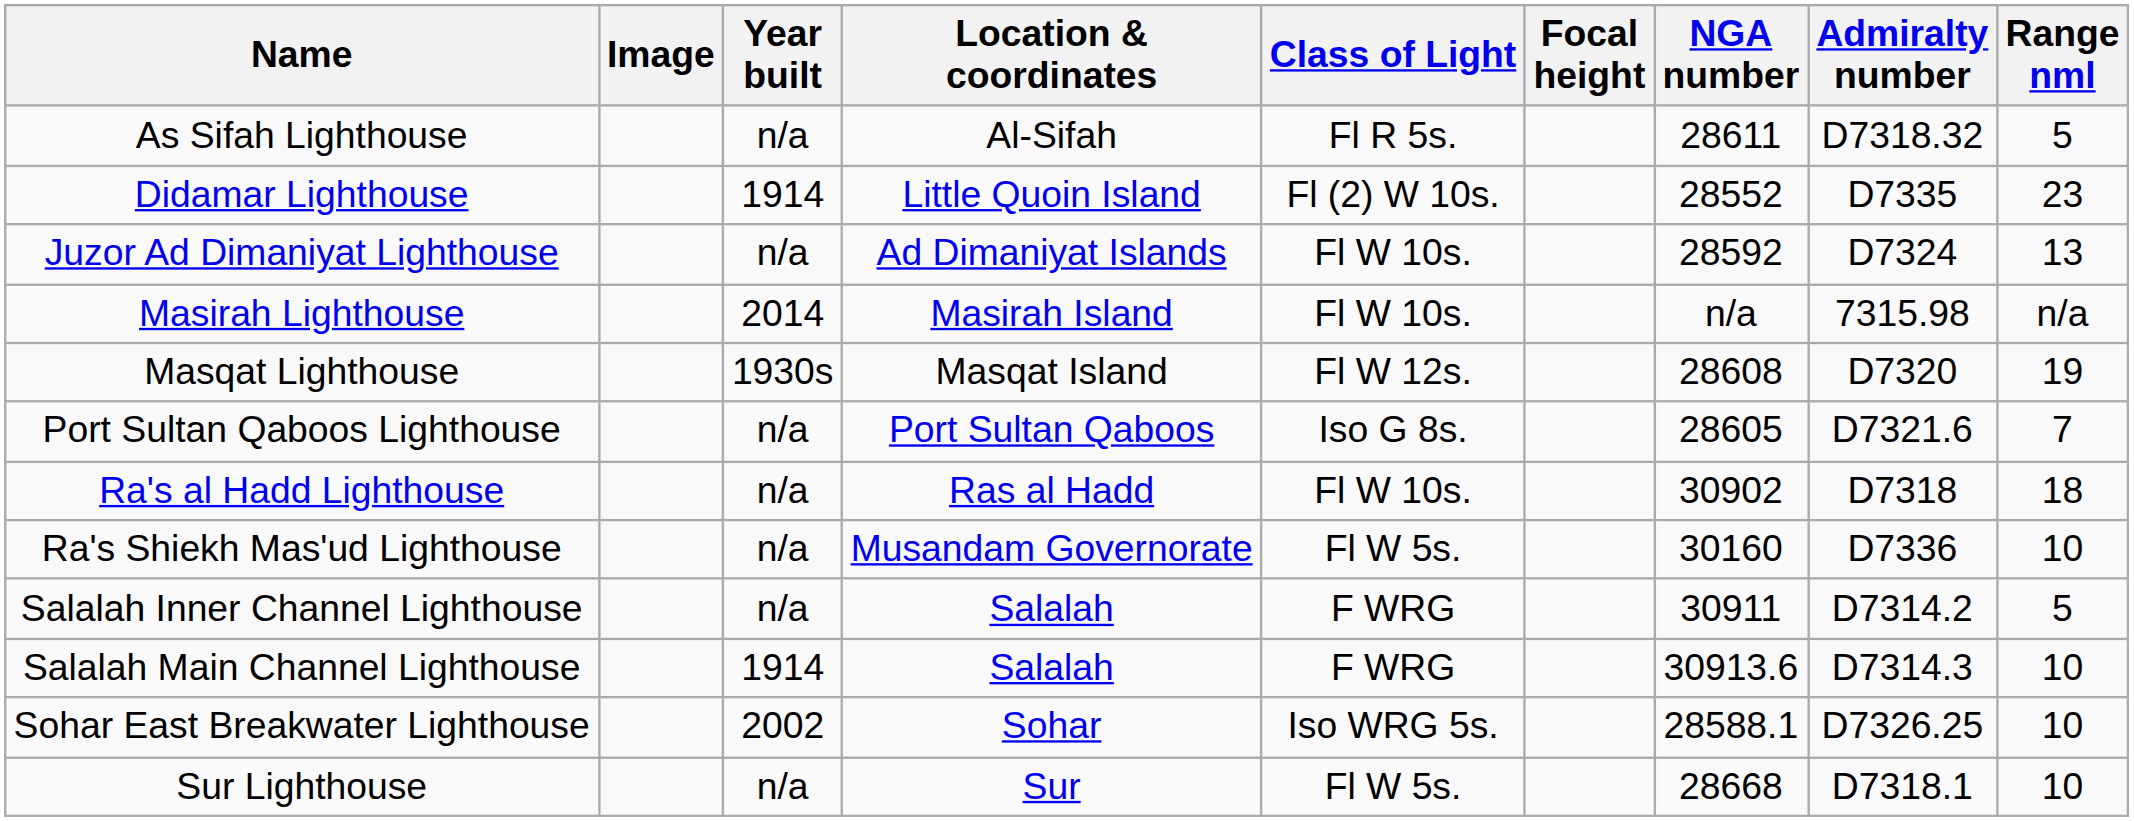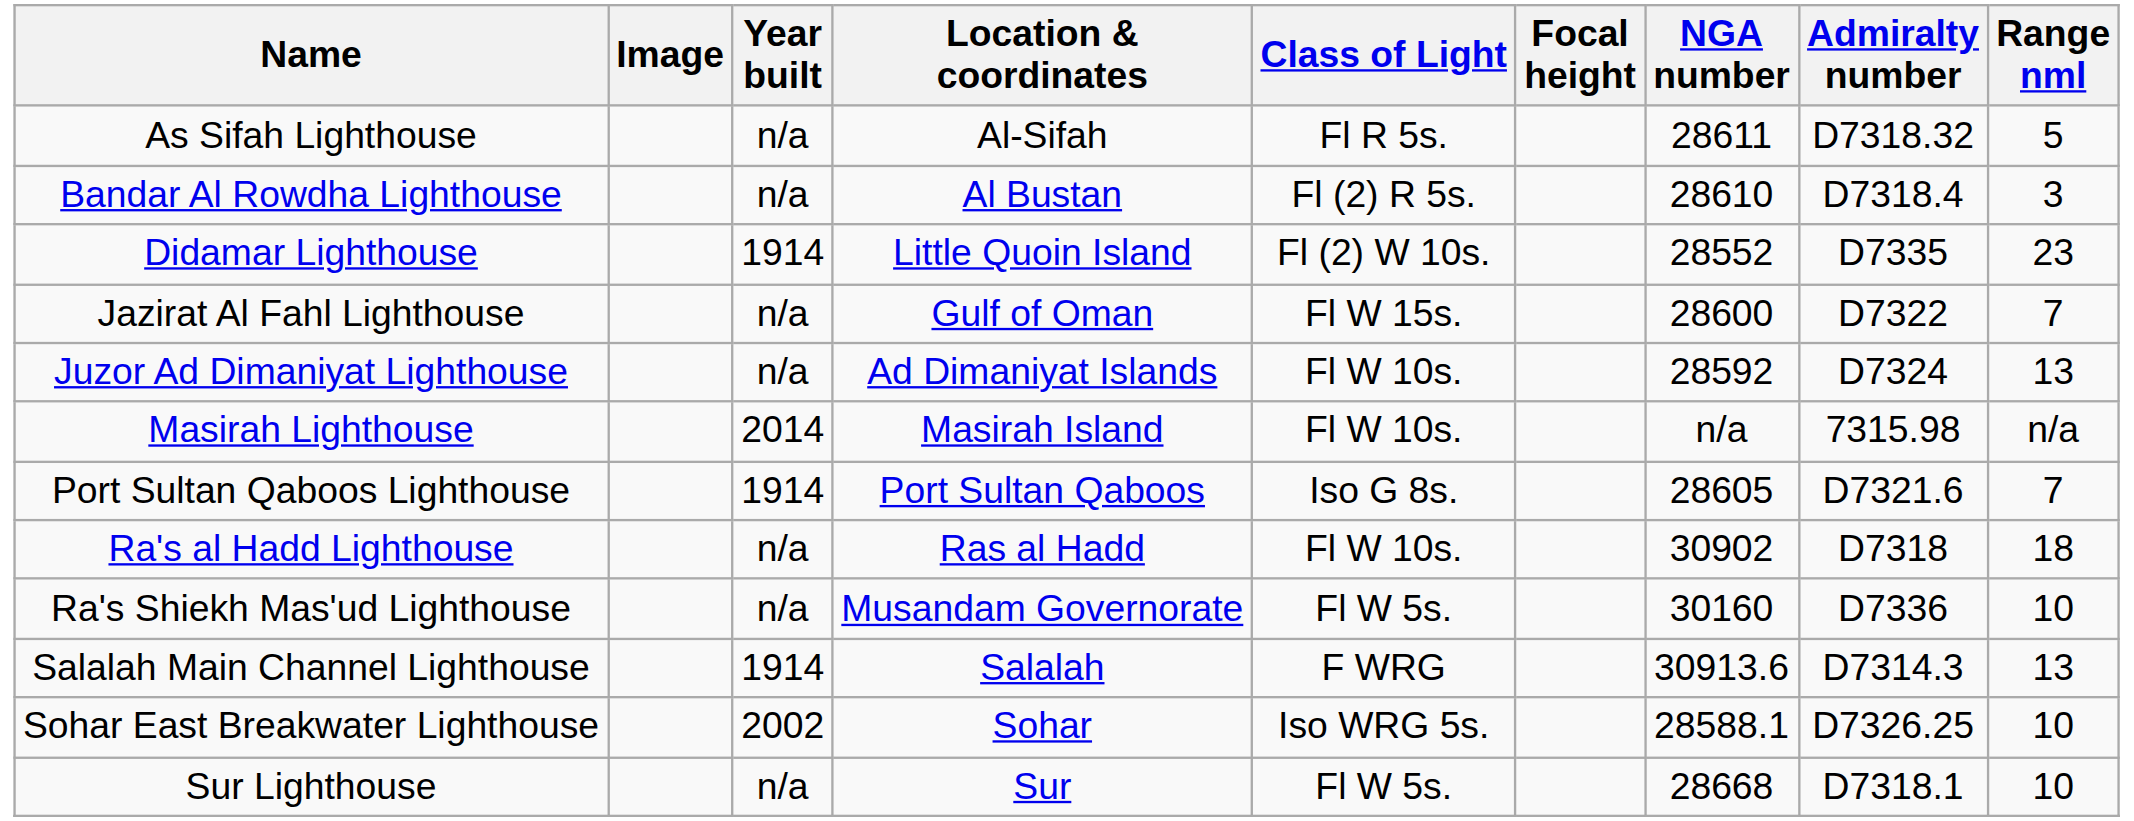+ row: (311, 194)
+ row: (311, 312)
- row: (302, 371)
(783, 430) n/a -> (783, 489) 1914
- row: (302, 608)
(2062, 667) 10 -> (2053, 667) 13
